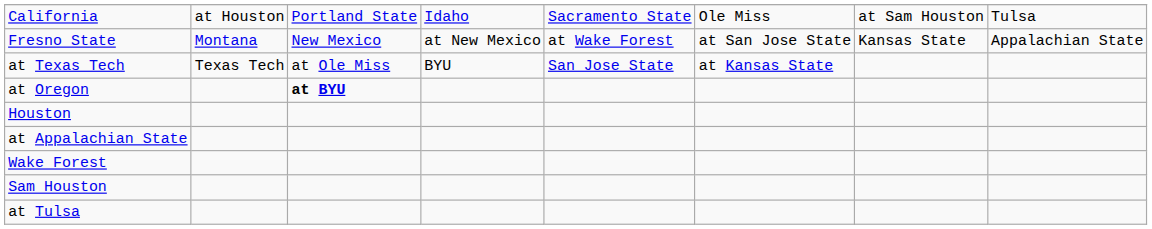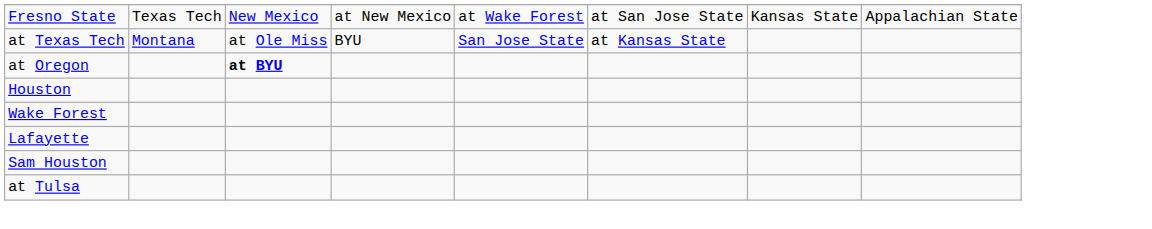- row: (53, 17)
(226, 41) Montana -> (177, 17) Texas Tech
(240, 65) Texas Tech -> (163, 41) Montana
- row: (98, 139)
+ row: (49, 139)
